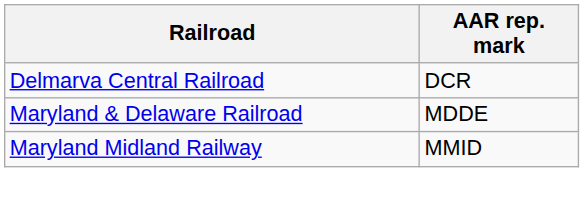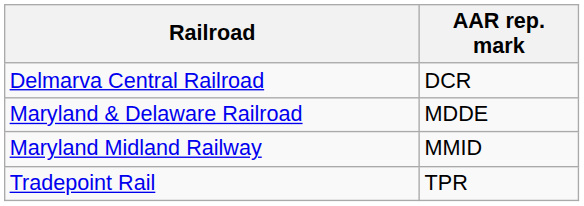+ row: (82, 182)
